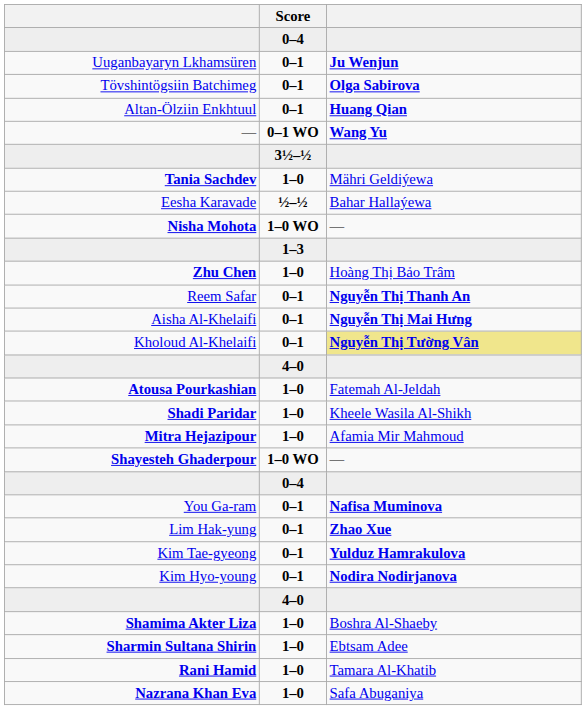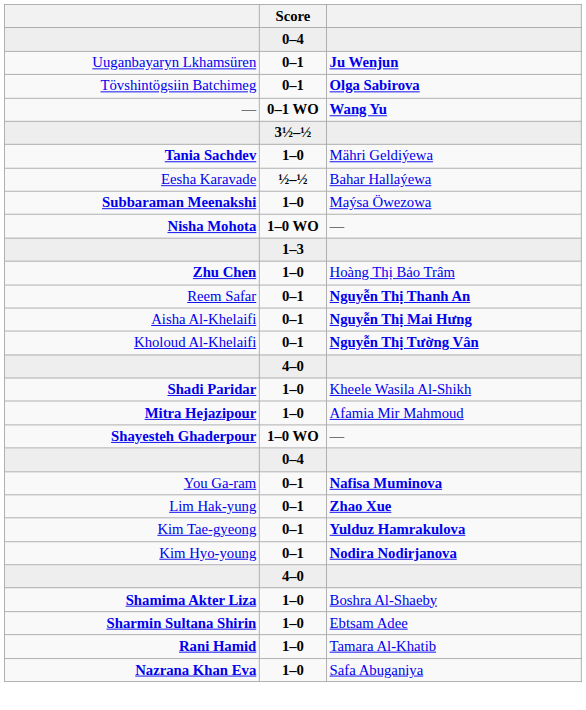- row: (190, 109)
+ row: (179, 202)
(404, 343) khaki background -> (404, 343) no background
- row: (192, 389)
